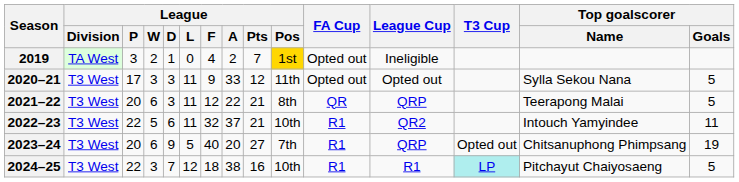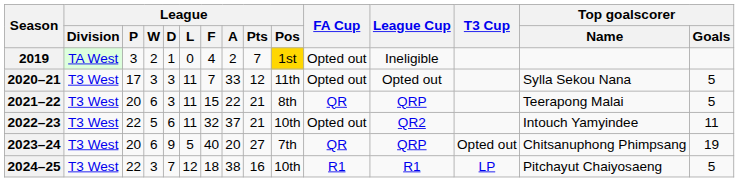(212, 79) 9 -> (212, 79) 7
(212, 101) 12 -> (212, 101) 15
(337, 123) R1 -> (337, 123) Opted out
(337, 144) R1 -> (337, 144) QR
(487, 166) paleturquoise background -> (487, 166) no background
